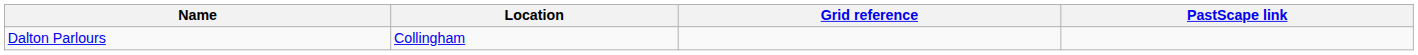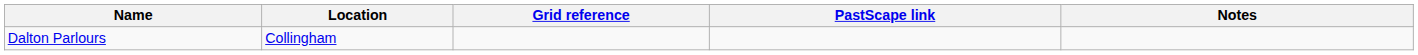+ column: (1237, 15)
